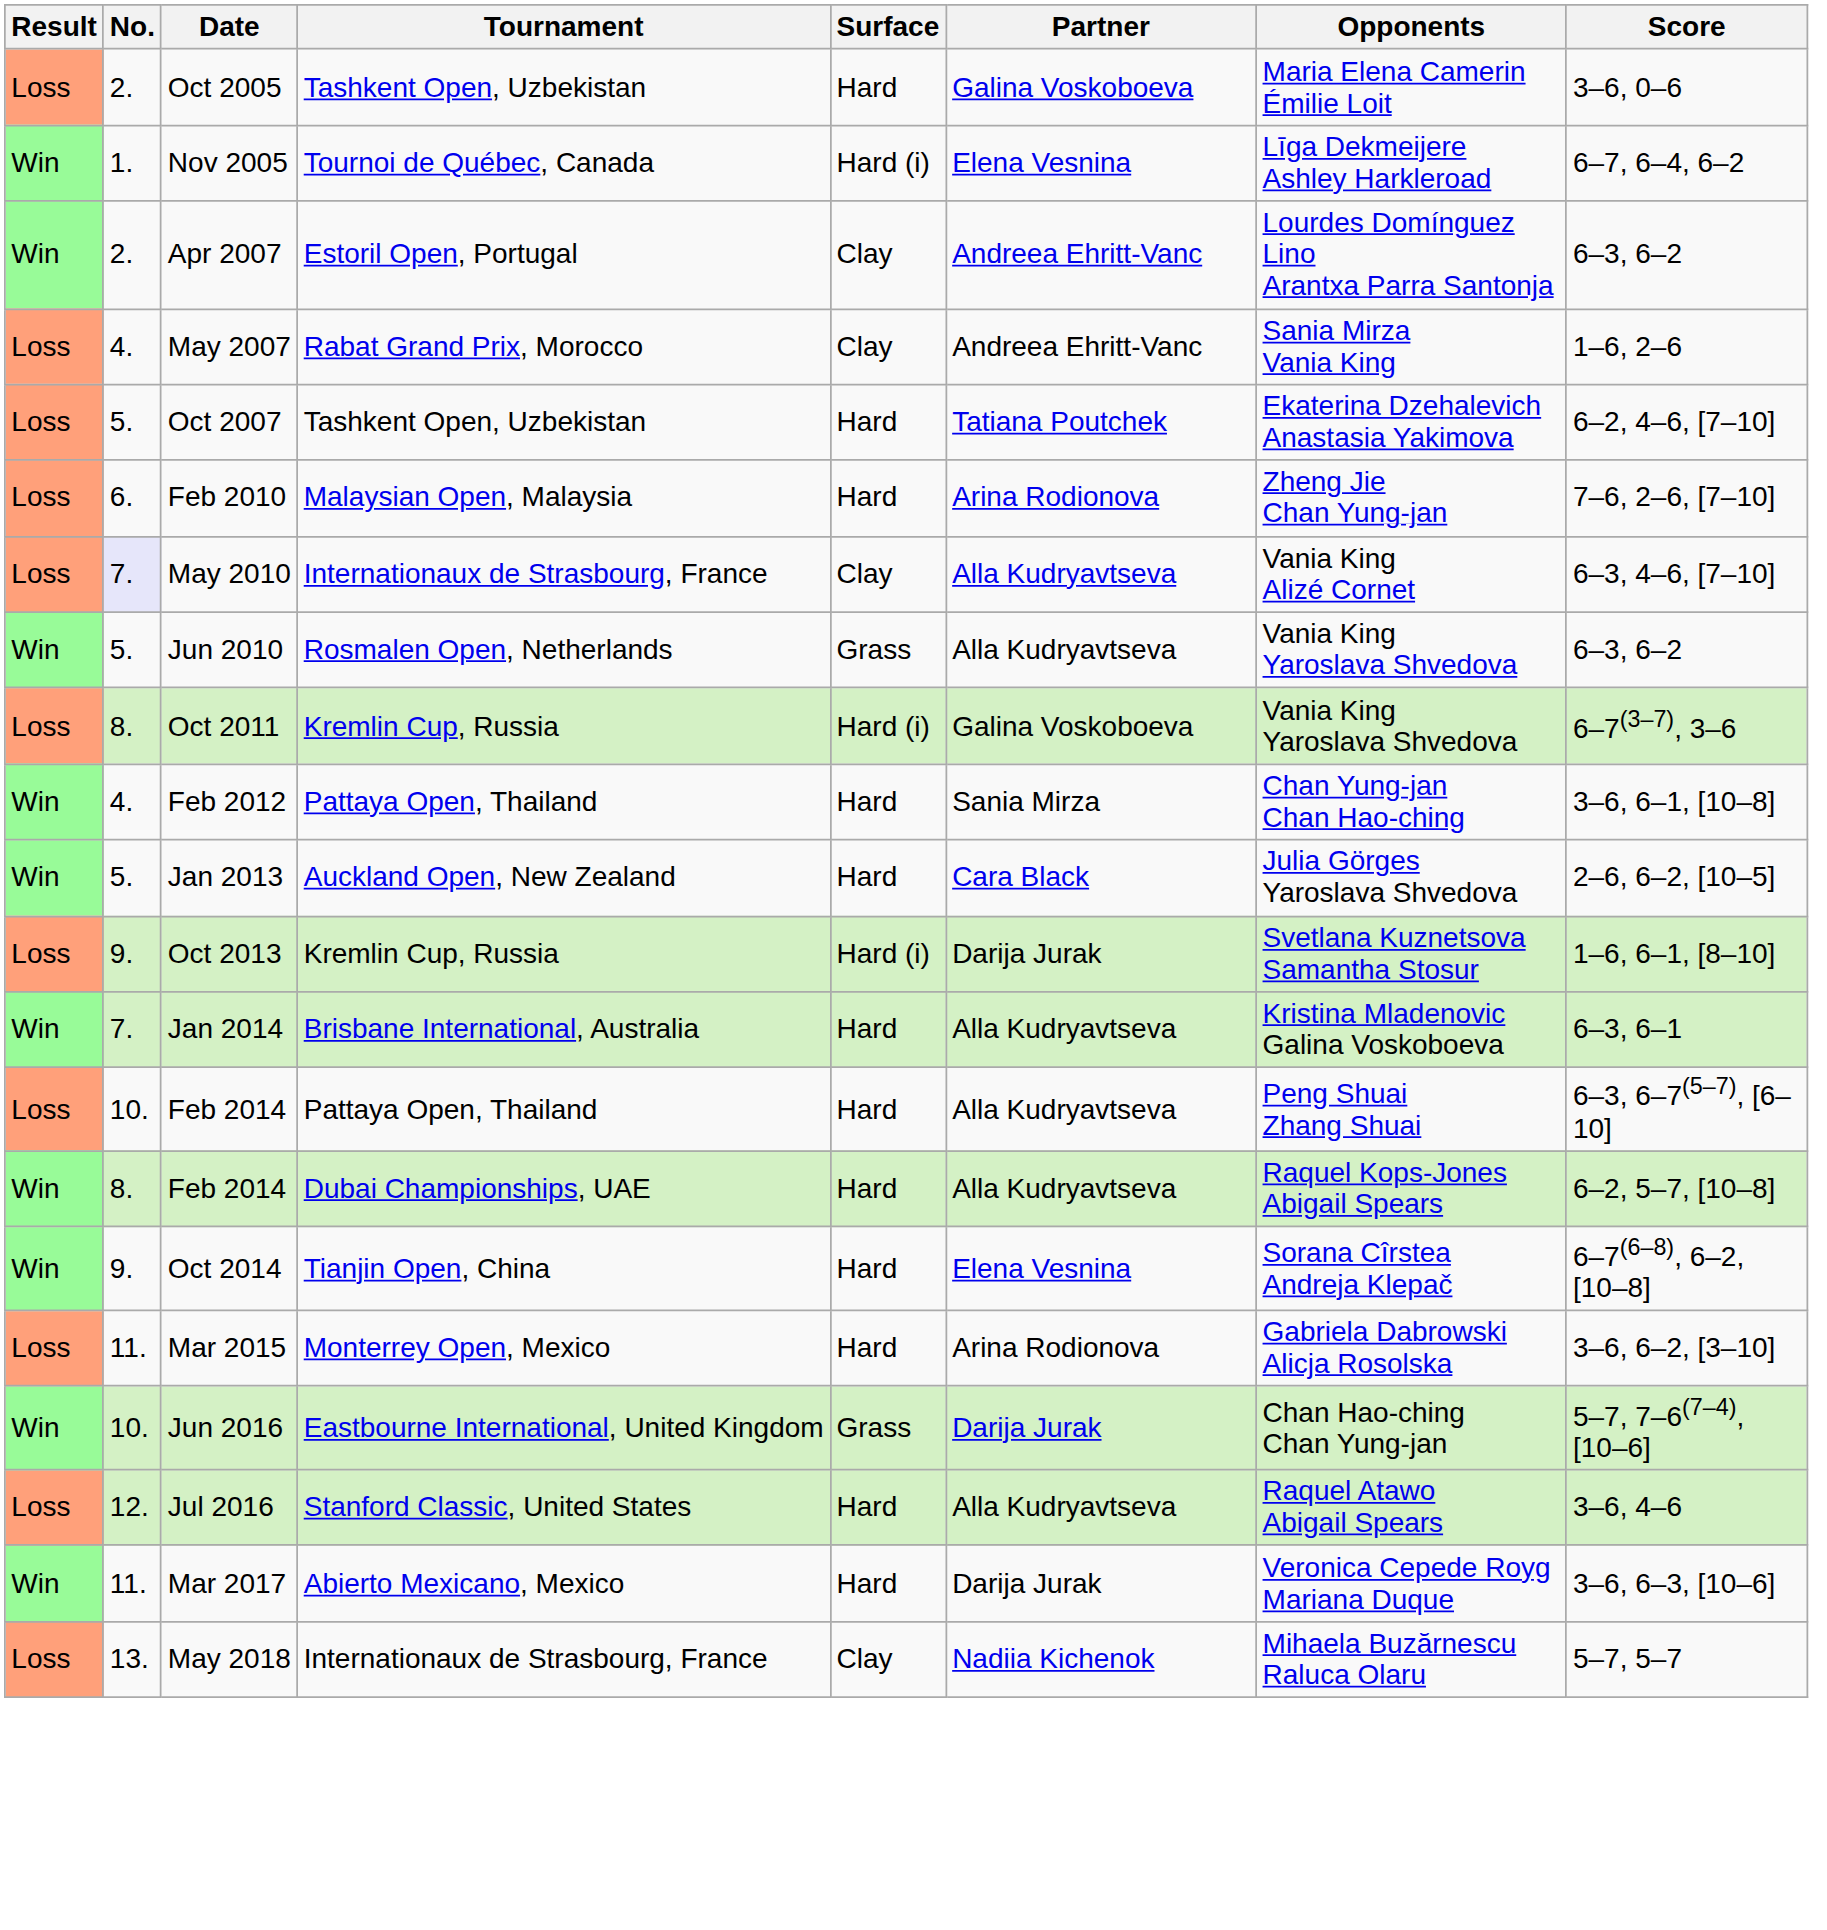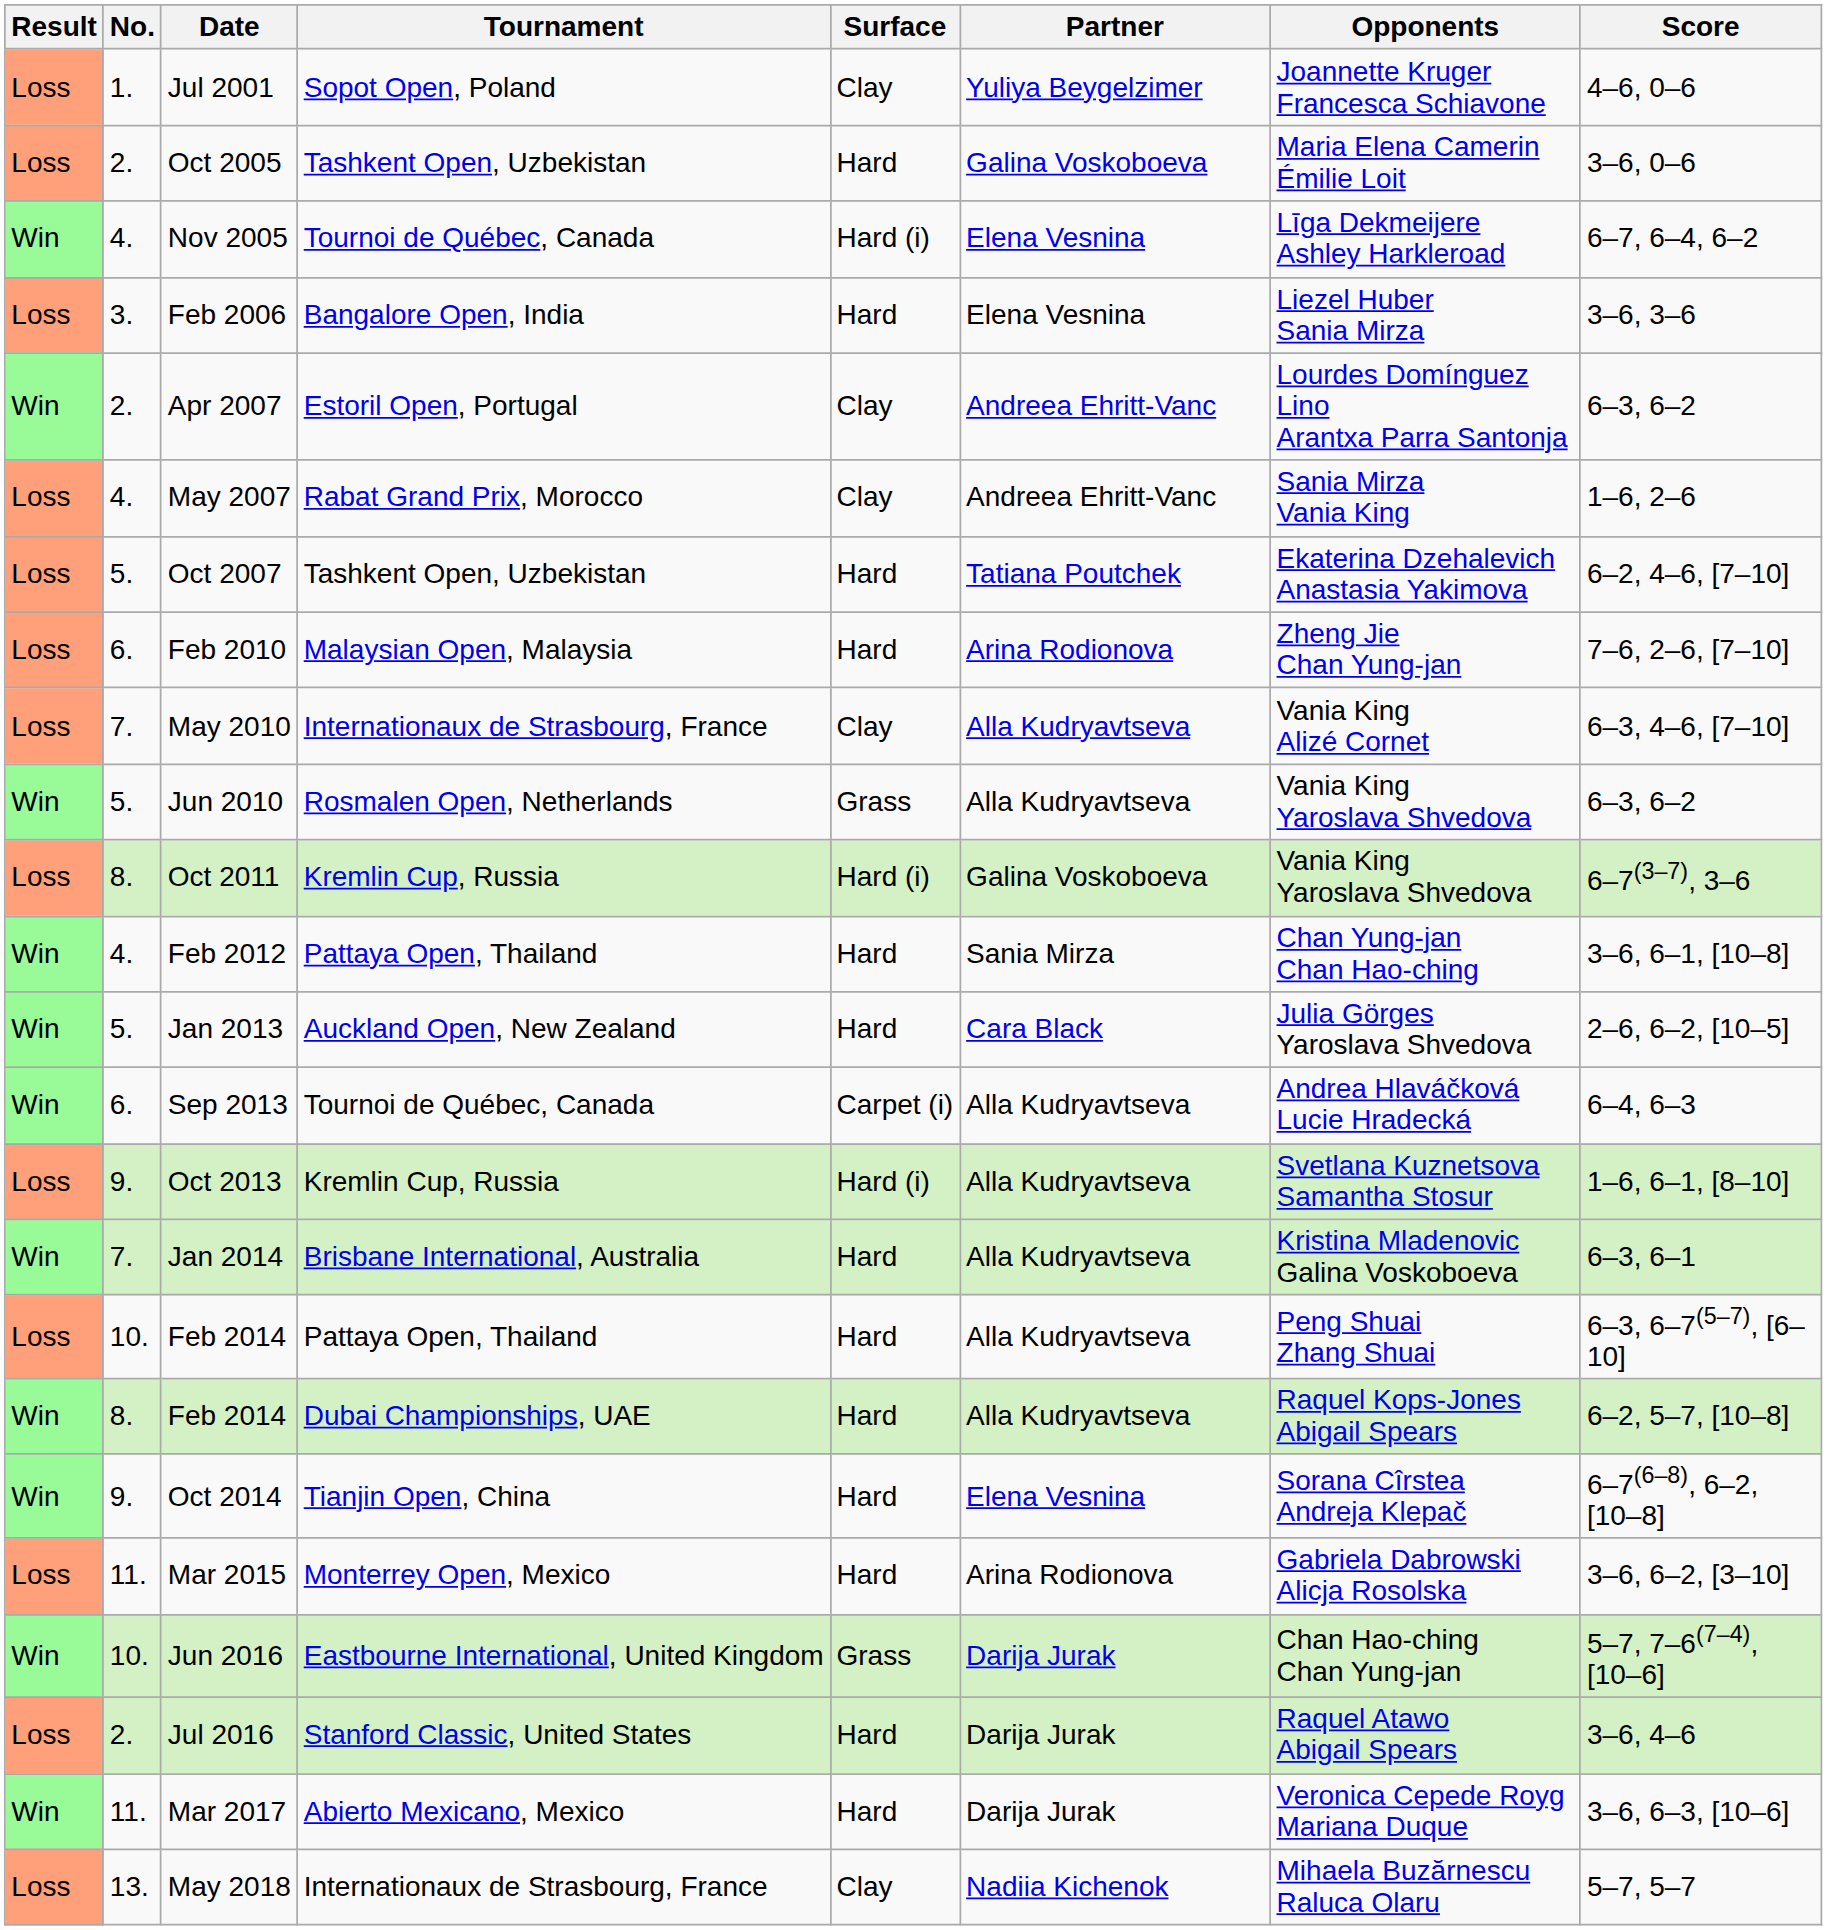+ row: (221, 86)
(121, 162) 1. -> (121, 238) 4.
+ row: (227, 314)
(121, 573) lavender background -> (121, 725) no background
+ row: (228, 1105)
(1027, 953) Darija Jurak -> (1078, 1181) Alla Kudryavtseva
(129, 1507) 12. -> (121, 1735) 2.
(1064, 1507) Alla Kudryavtseva -> (1041, 1735) Darija Jurak
